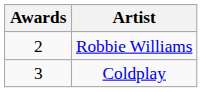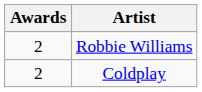(38, 73) 3 -> (38, 73) 2
